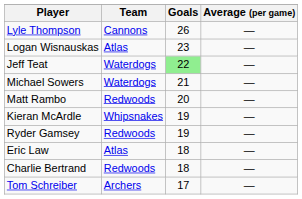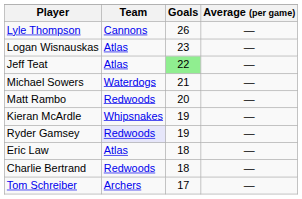(130, 64) Waterdogs -> (116, 64) Atlas
(129, 133) no background -> (129, 133) lavender background
